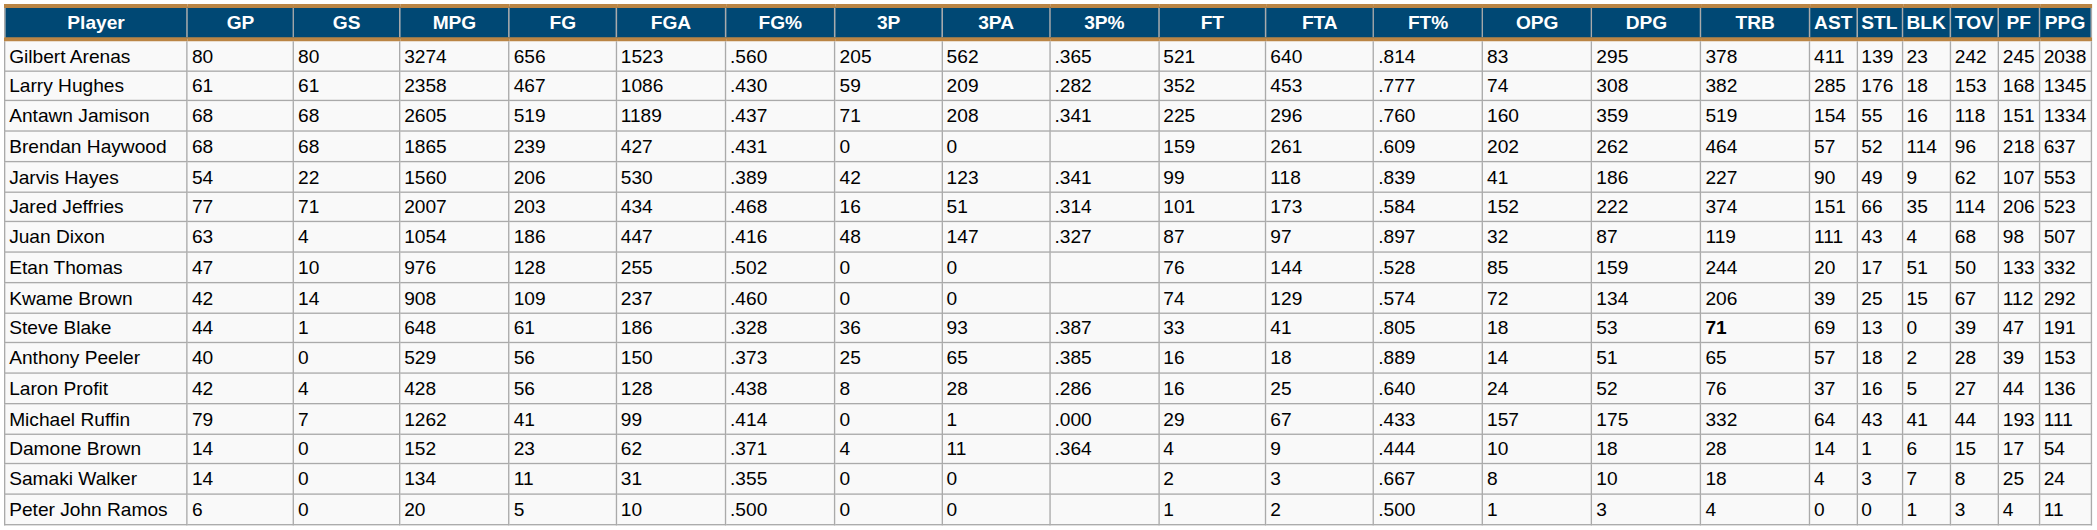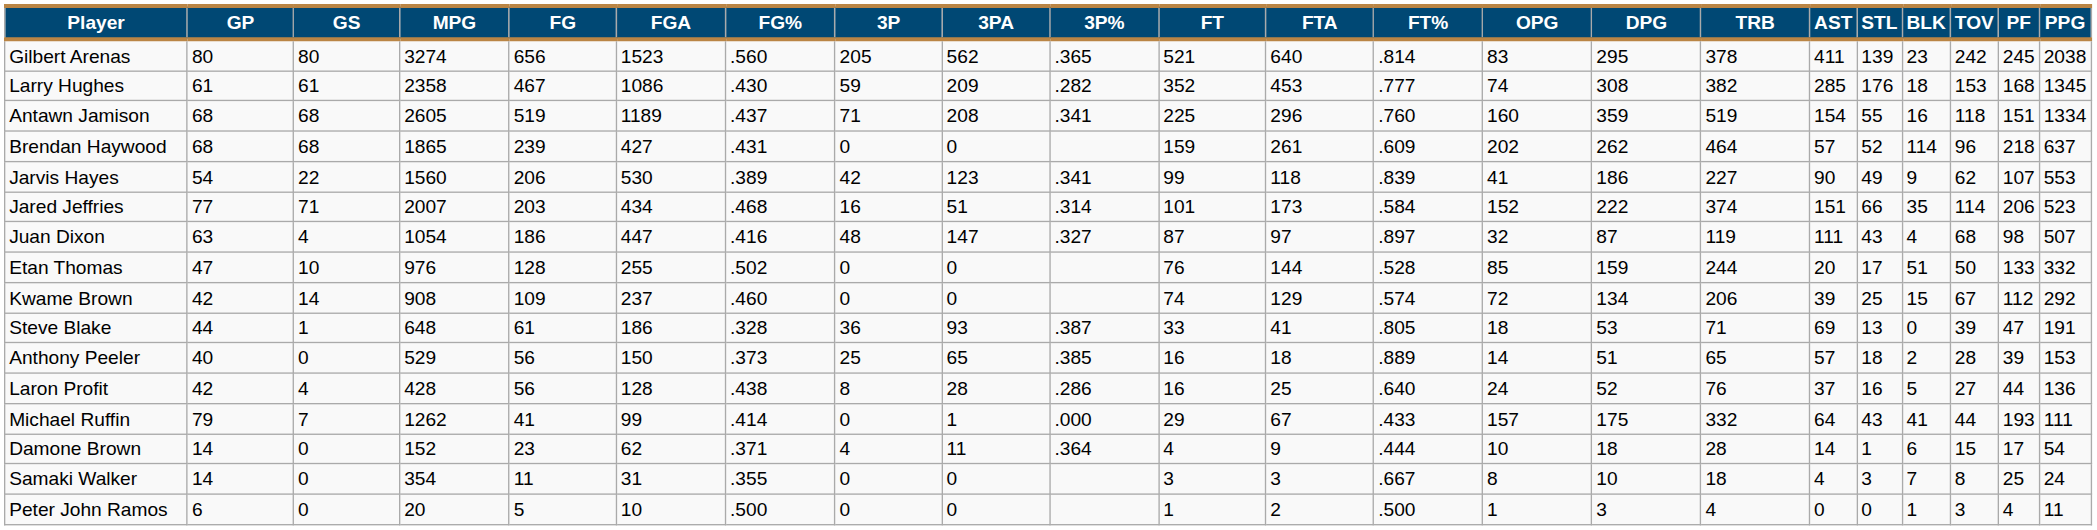(1716, 328) bold -> (1716, 328) normal
(420, 479) 134 -> (420, 479) 354
(1169, 479) 2 -> (1169, 479) 3
